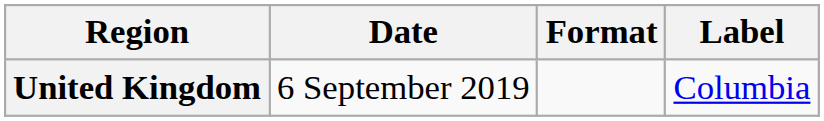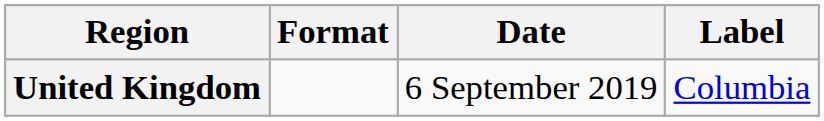columns swapped: (403, 32) <-> (602, 32)
